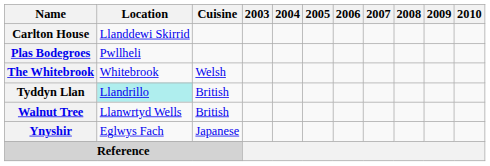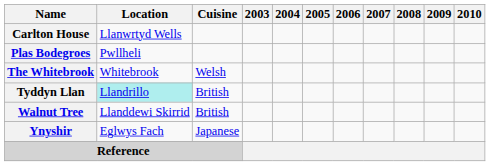(145, 33) Llanddewi Skirrid -> (141, 33) Llanwrtyd Wells
(141, 111) Llanwrtyd Wells -> (145, 111) Llanddewi Skirrid
